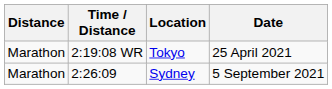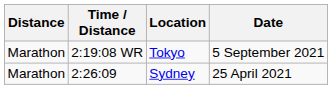(252, 52) 25 April 2021 -> (268, 52) 5 September 2021
(268, 73) 5 September 2021 -> (252, 73) 25 April 2021
